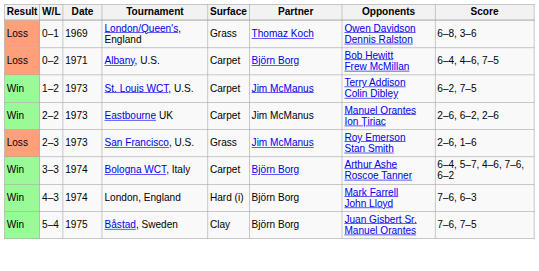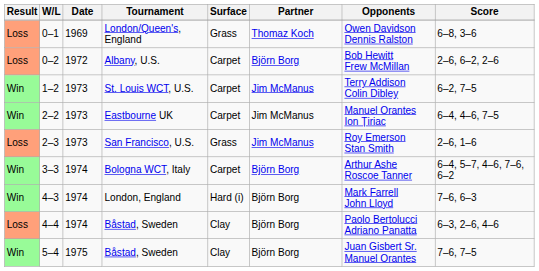(76, 61) 1971 -> (76, 61) 1972
(468, 61) 6–4, 4–6, 7–5 -> (468, 61) 2–6, 6–2, 2–6
(468, 116) 2–6, 6–2, 2–6 -> (468, 116) 6–4, 4–6, 7–5
+ row: (51, 225)
